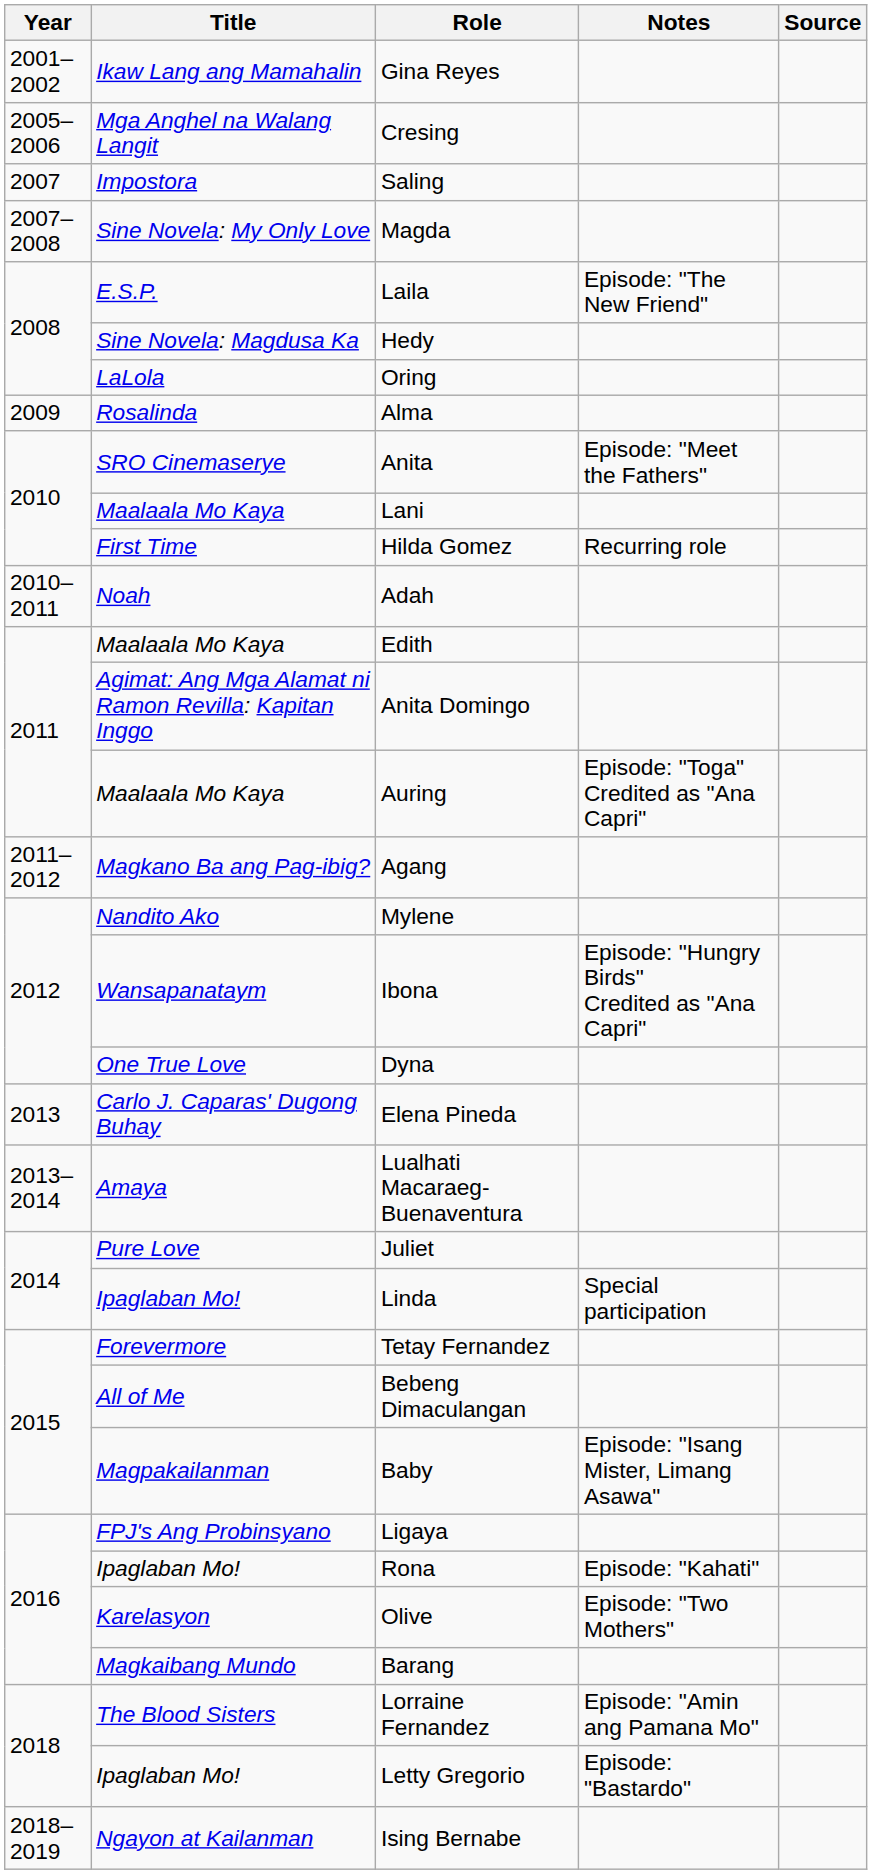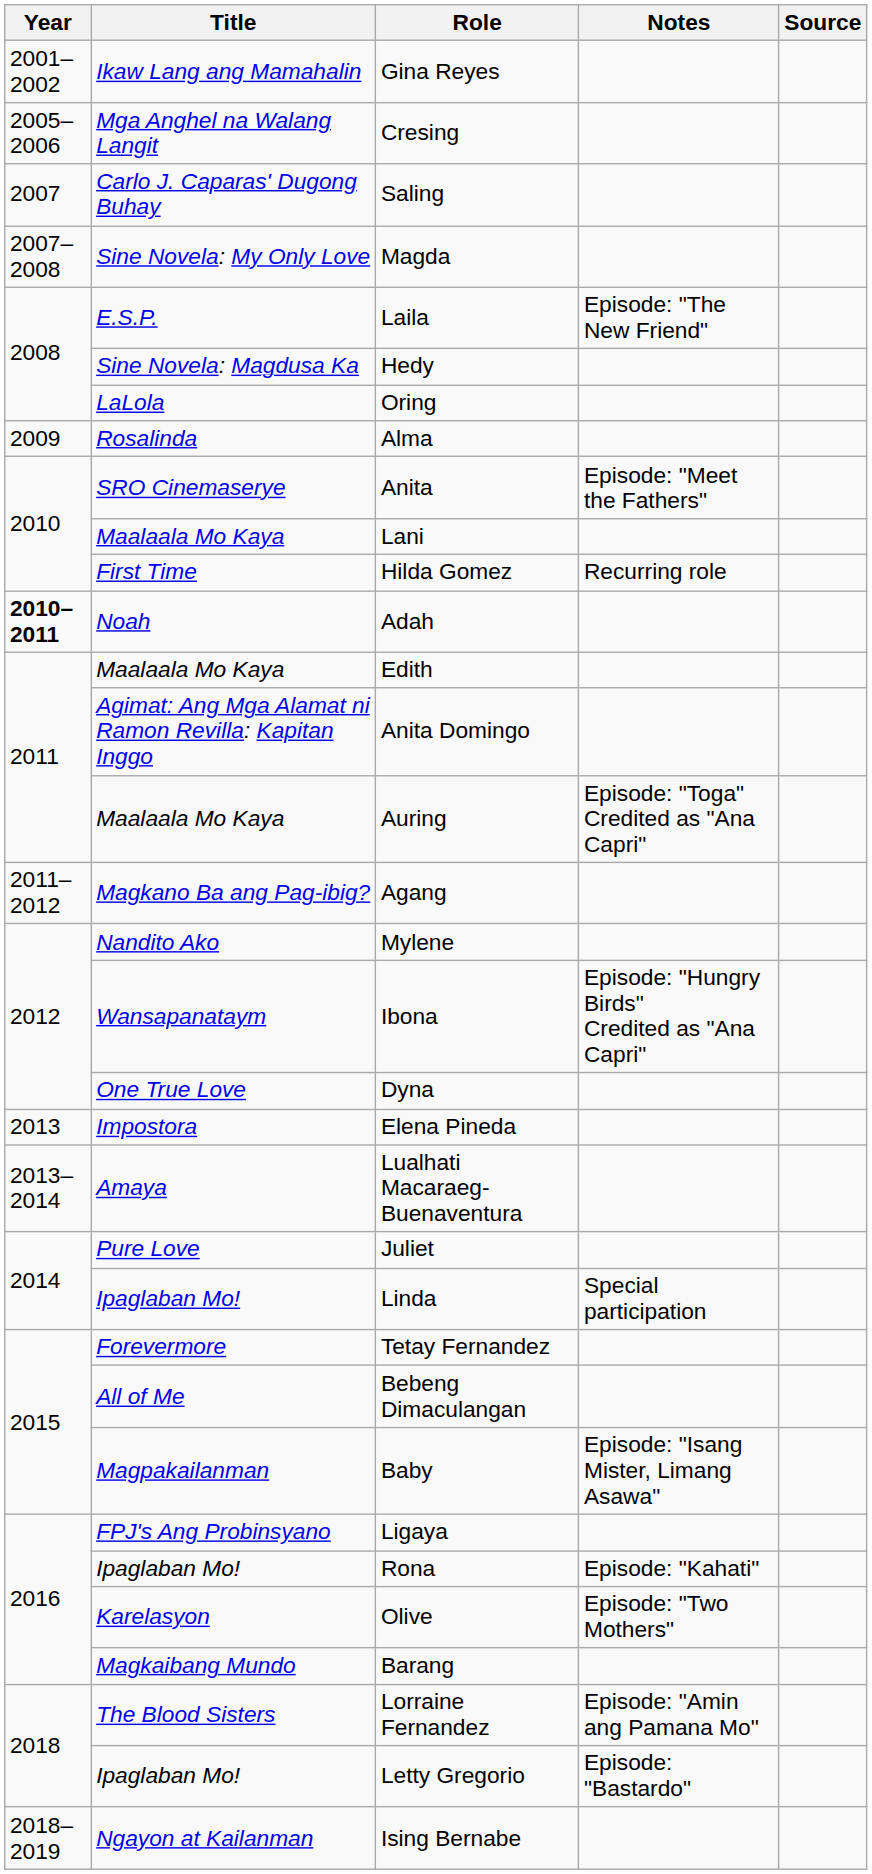(147, 181) Impostora -> (226, 194) Carlo J. Caparas' Dugong Buhay
(42, 595) normal -> (42, 621) bold
(226, 1113) Carlo J. Caparas' Dugong Buhay -> (147, 1126) Impostora
